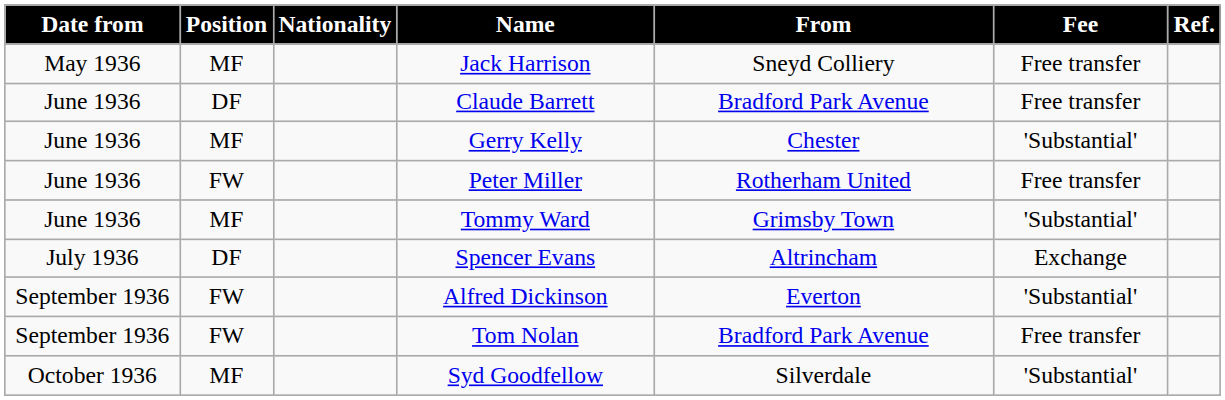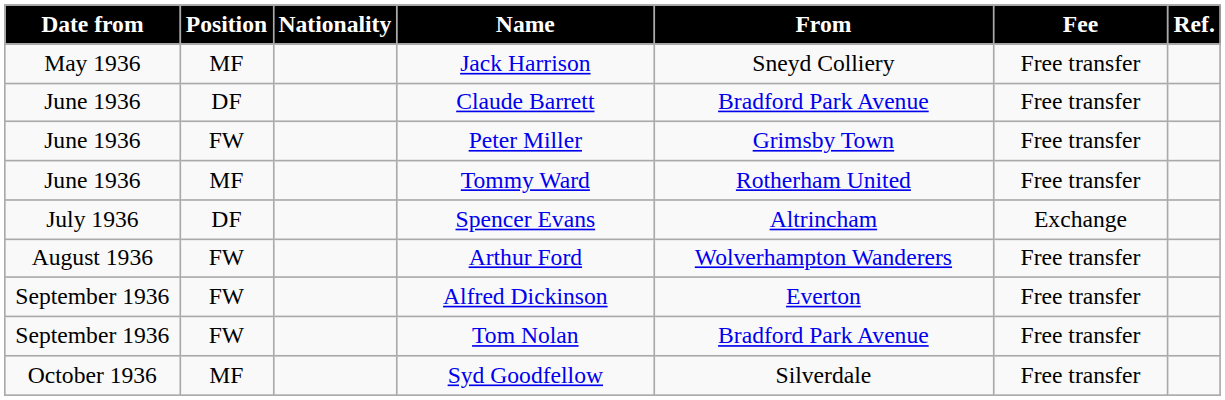- row: (525, 141)
(823, 180) Rotherham United -> (823, 141) Grimsby Town
(823, 219) Grimsby Town -> (823, 180) Rotherham United
(1080, 219) 'Substantial' -> (1080, 180) Free transfer
+ row: (525, 258)
(1080, 297) 'Substantial' -> (1080, 297) Free transfer
(1080, 374) 'Substantial' -> (1080, 374) Free transfer
